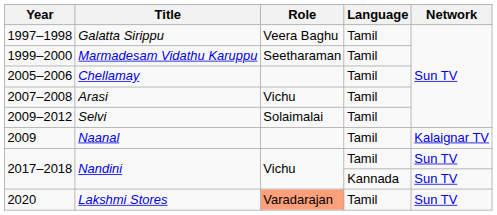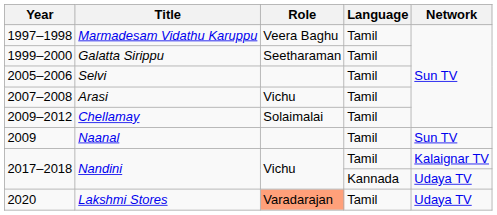(121, 35) Galatta Sirippu -> (168, 35) Marmadesam Vidathu Karuppu
(168, 55) Marmadesam Vidathu Karuppu -> (121, 55) Galatta Sirippu
(109, 76) Chellamay -> (92, 76) Selvi
(92, 117) Selvi -> (109, 117) Chellamay
(452, 138) Kalaignar TV -> (436, 138) Sun TV
(436, 158) Sun TV -> (452, 158) Kalaignar TV
(436, 179) Sun TV -> (443, 179) Udaya TV
(436, 199) Sun TV -> (443, 199) Udaya TV
